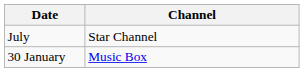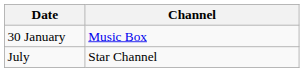rows swapped: (36, 57) <-> (19, 36)
